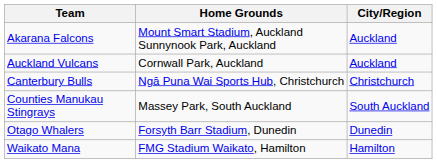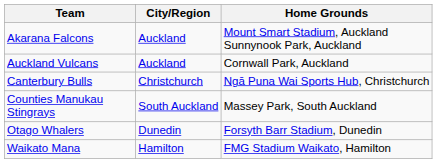columns swapped: (389, 13) <-> (241, 13)
